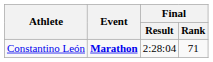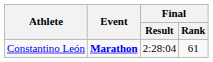(193, 49) 71 -> (193, 49) 61
